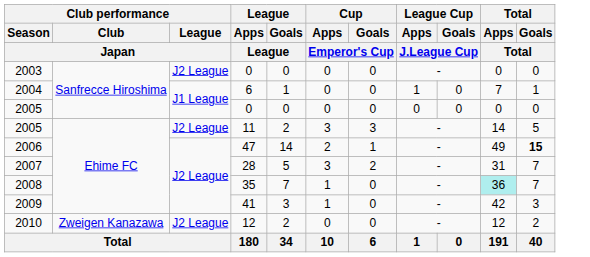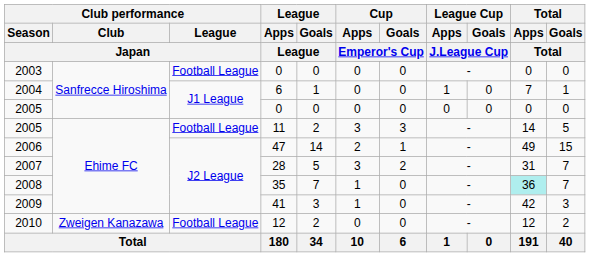(200, 71) J2 League -> (215, 71) Football League
(200, 128) J2 League -> (215, 128) Football League
(536, 147) bold -> (566, 147) normal
(200, 223) J2 League -> (215, 223) Football League
